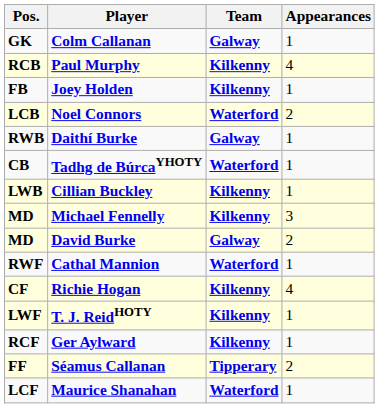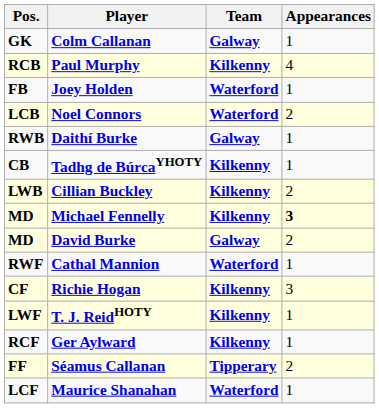(240, 89) Kilkenny -> (244, 89) Waterford
(244, 164) Waterford -> (240, 164) Kilkenny
(289, 191) 1 -> (289, 191) 2
(289, 215) normal -> (289, 215) bold
(289, 288) 4 -> (289, 288) 3
